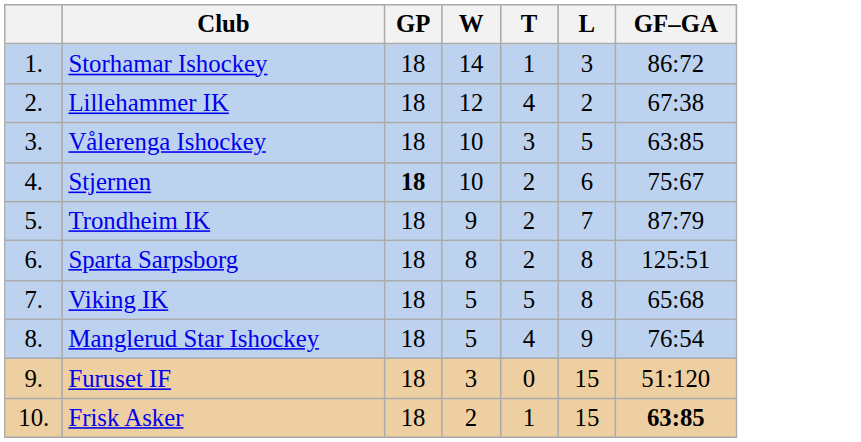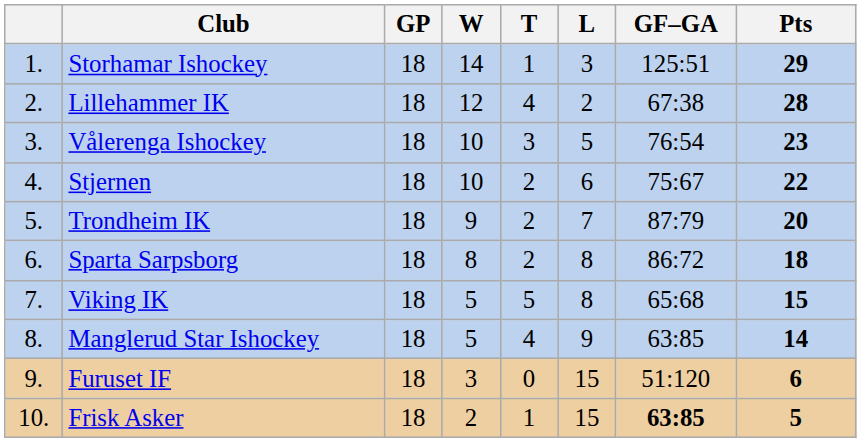+ column: (796, 24)
(676, 63) 86:72 -> (676, 63) 125:51
(676, 142) 63:85 -> (676, 142) 76:54
(413, 181) bold -> (413, 181) normal
(676, 260) 125:51 -> (676, 260) 86:72
(676, 338) 76:54 -> (676, 338) 63:85
